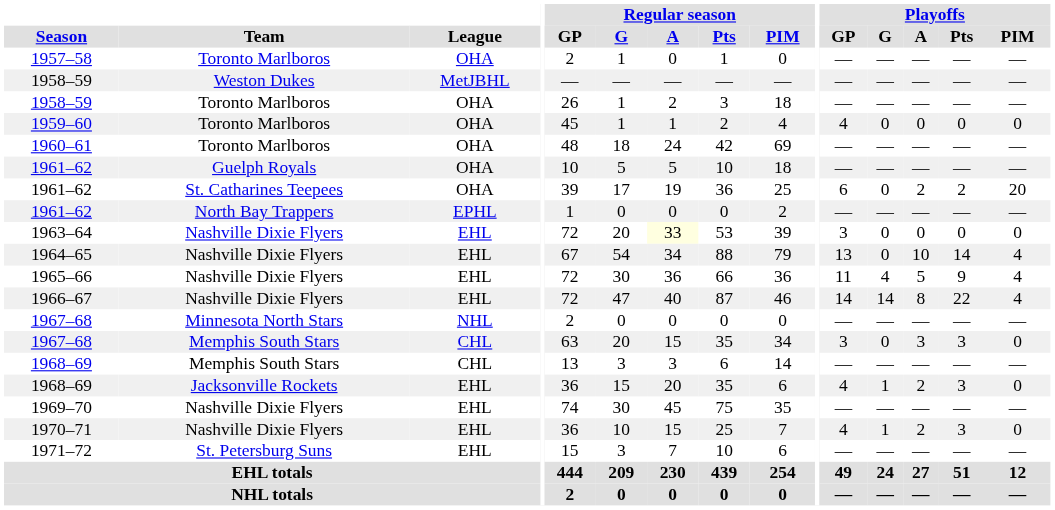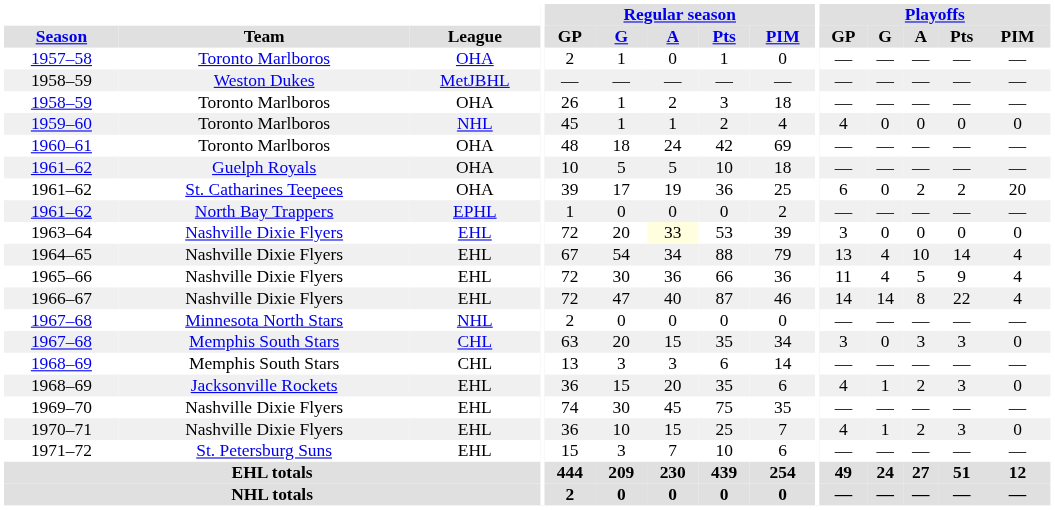(475, 123) OHA -> (475, 123) NHL
(885, 254) 0 -> (885, 254) 4
